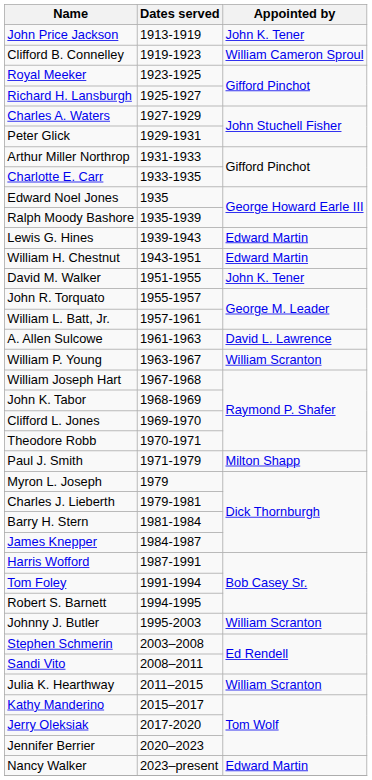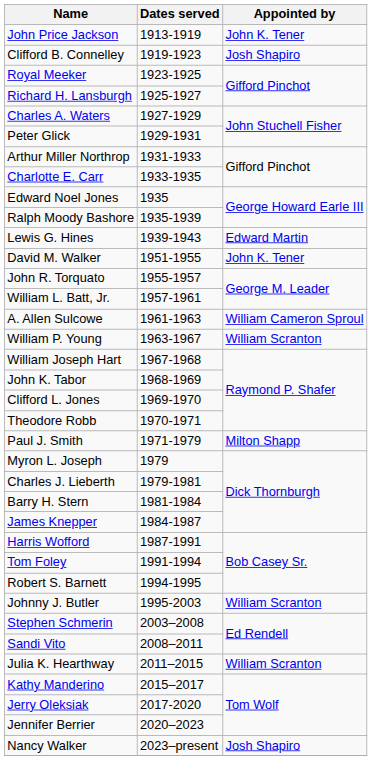(294, 55) William Cameron Sproul -> (263, 55) Josh Shapiro
- row: (64, 258)
(279, 339) David L. Lawrence -> (294, 319) William Cameron Sproul
(267, 765) Edward Martin -> (263, 745) Josh Shapiro
